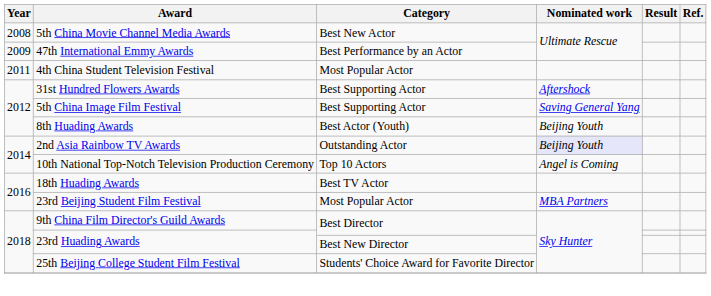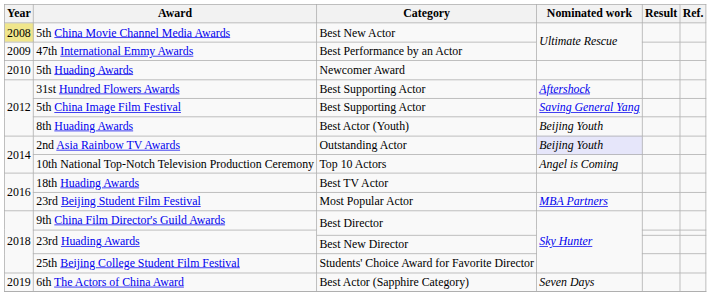(19, 32) no background -> (19, 32) khaki background
+ row: (85, 70)
- row: (125, 70)
+ row: (110, 282)
